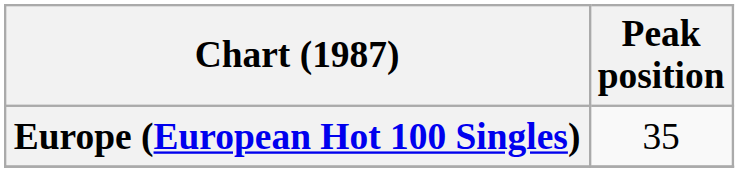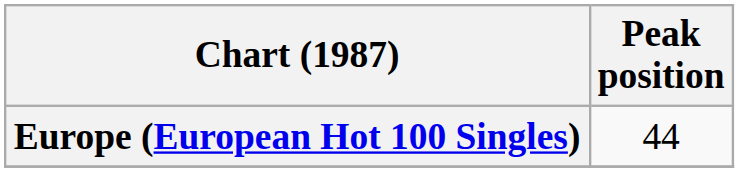(661, 135) 35 -> (661, 135) 44
